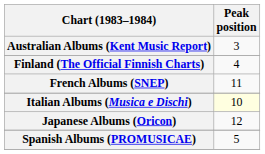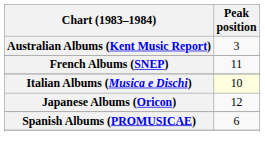- row: (109, 64)
(237, 139) 5 -> (237, 121) 6
